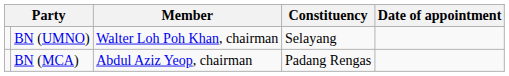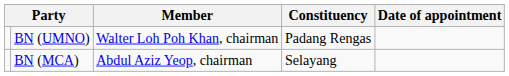(311, 37) Selayang -> (328, 37) Padang Rengas
(328, 60) Padang Rengas -> (311, 60) Selayang
